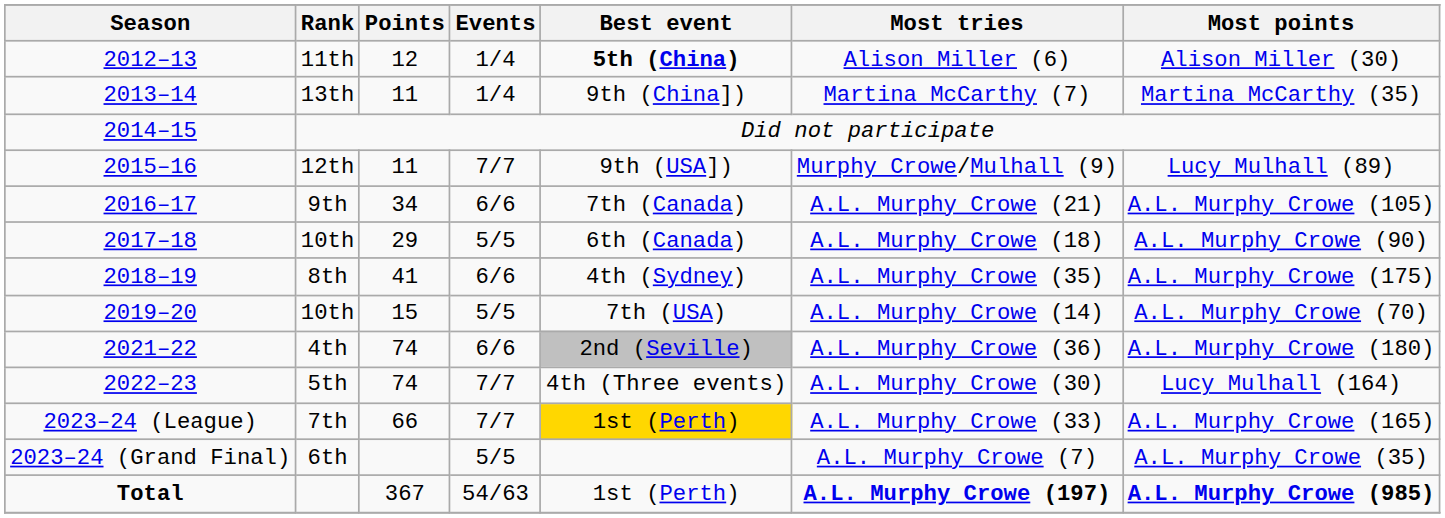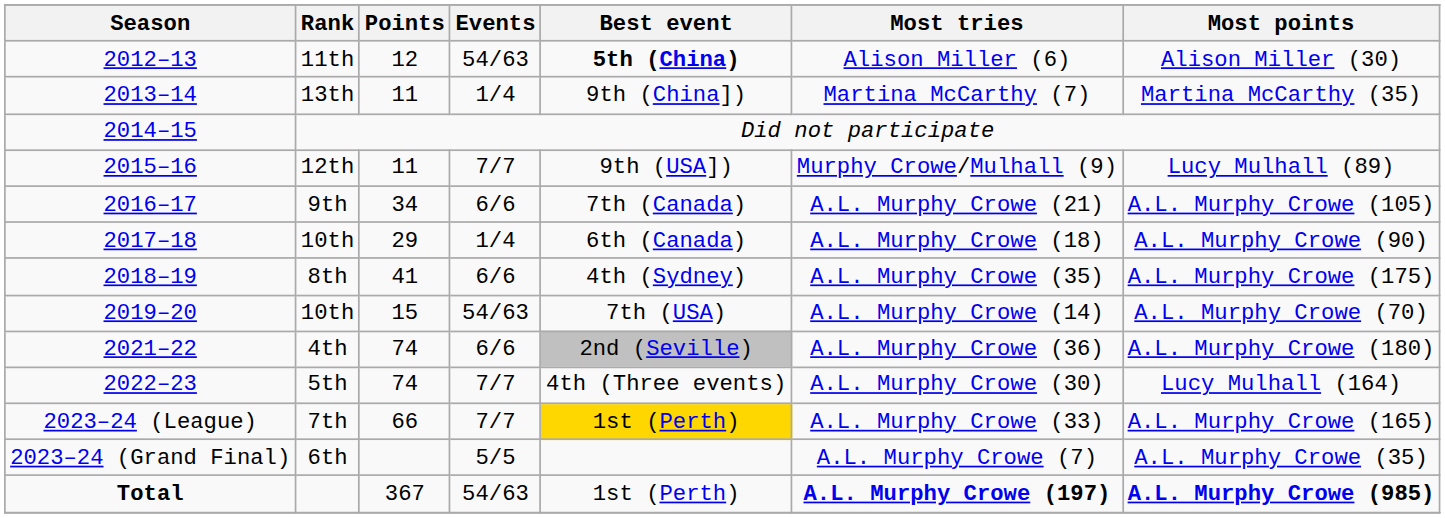(495, 59) 1/4 -> (495, 59) 54/63
(495, 240) 5/5 -> (495, 240) 1/4
(495, 313) 5/5 -> (495, 313) 54/63
